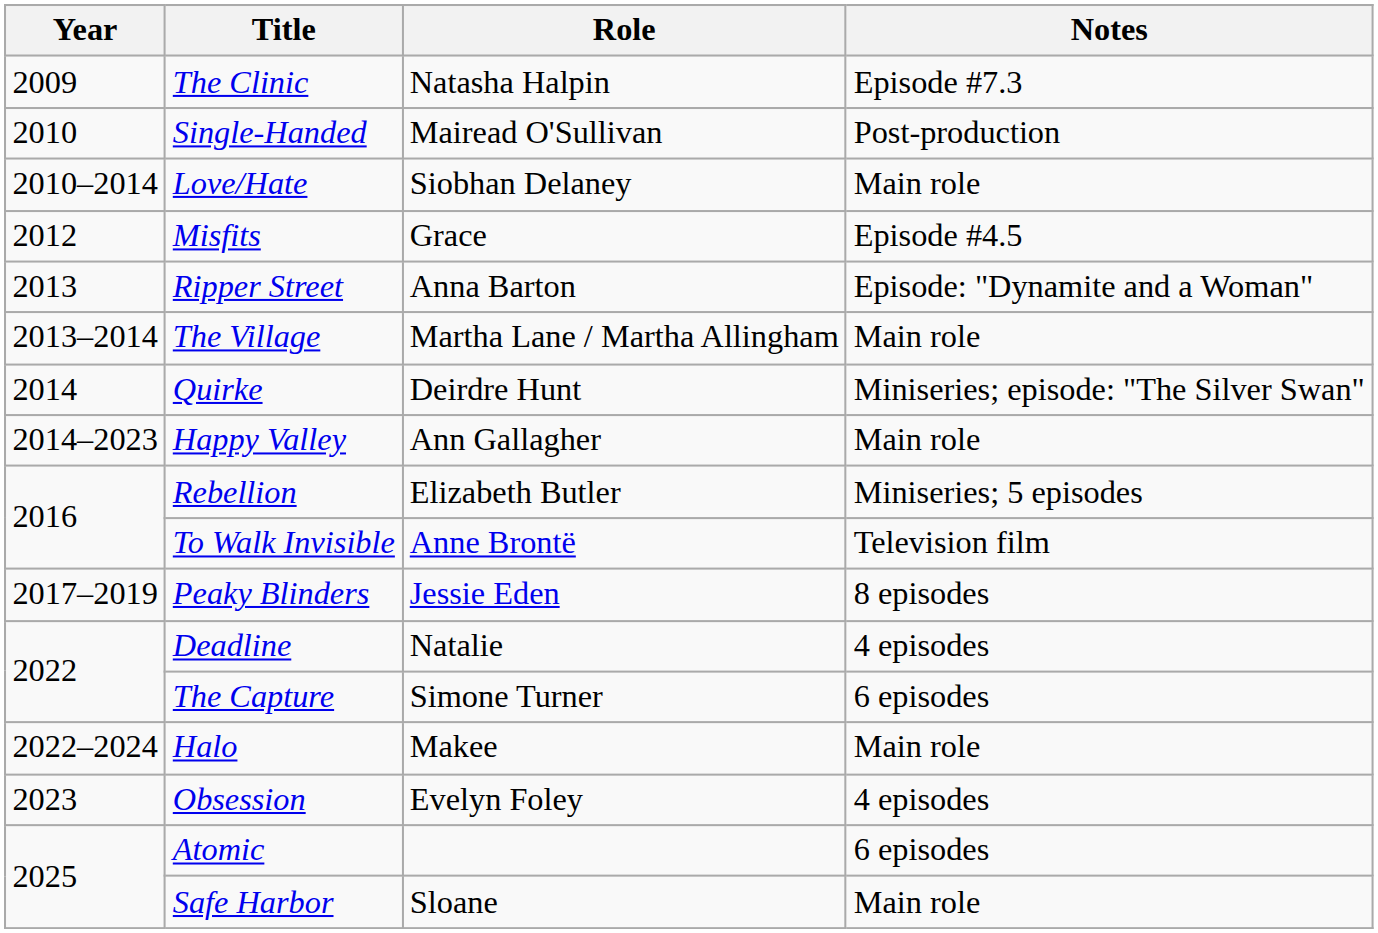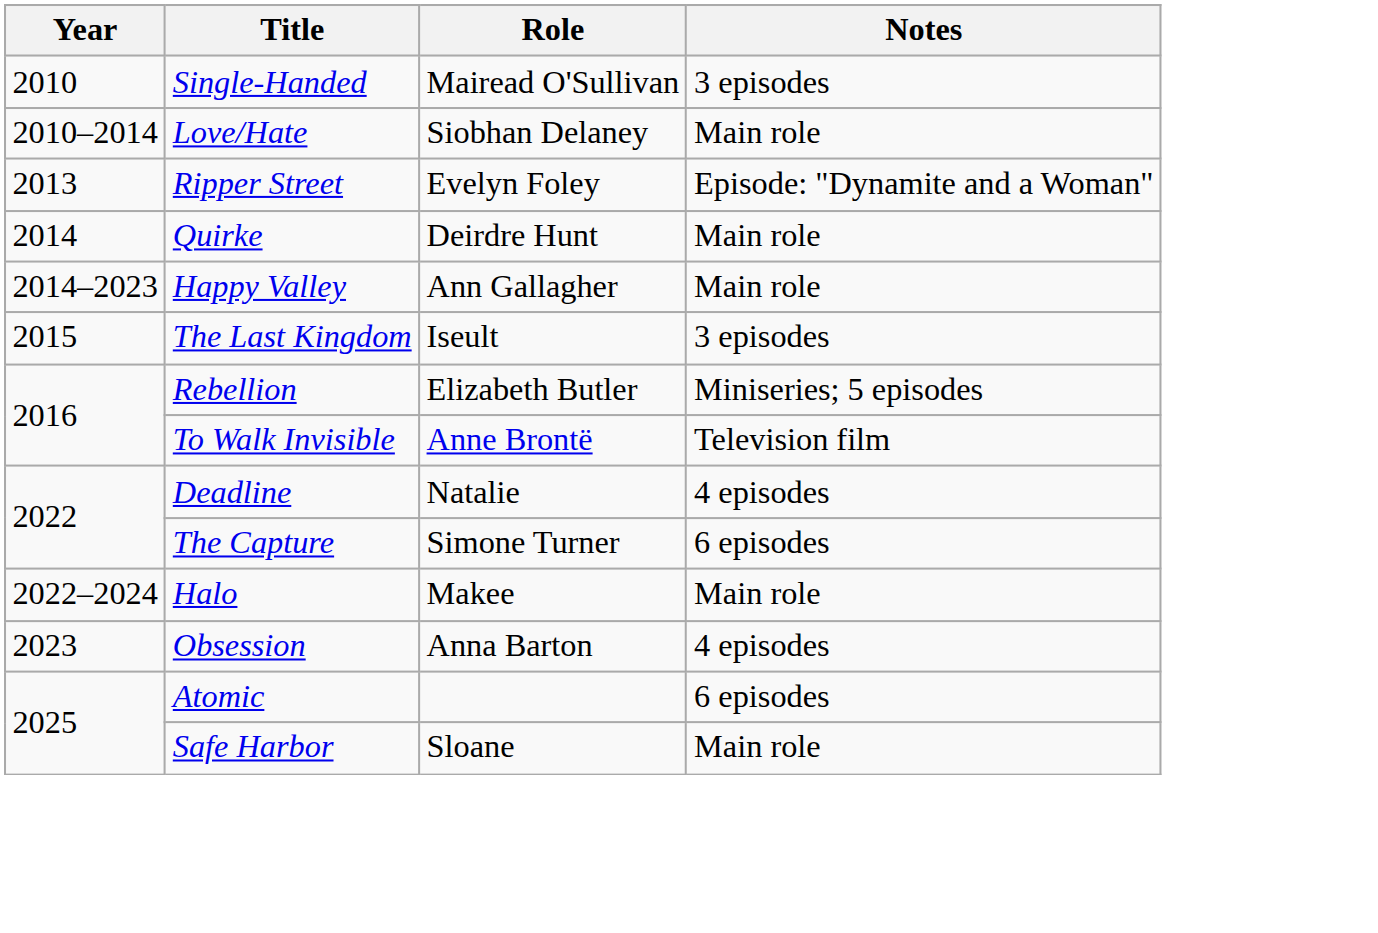- row: (241, 81)
(957, 132) Post-production -> (762, 81) 3 episodes
- row: (217, 235)
(493, 286) Anna Barton -> (513, 183) Evelyn Foley
- row: (247, 337)
(1109, 388) Miniseries; episode: "The Silver Swan" -> (757, 235) Main role
+ row: (292, 337)
- row: (271, 593)
(496, 798) Evelyn Foley -> (510, 645) Anna Barton
